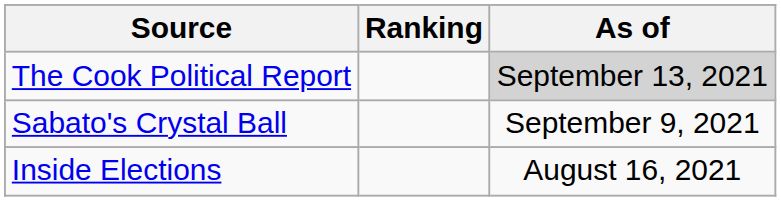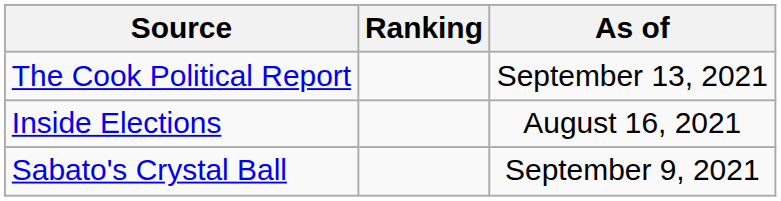(632, 75) lightgrey background -> (632, 75) no background
rows swapped: (117, 170) <-> (149, 123)
